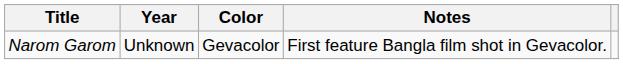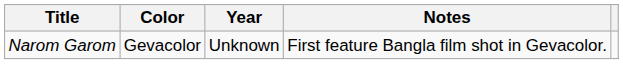columns swapped: (241, 17) <-> (159, 17)
